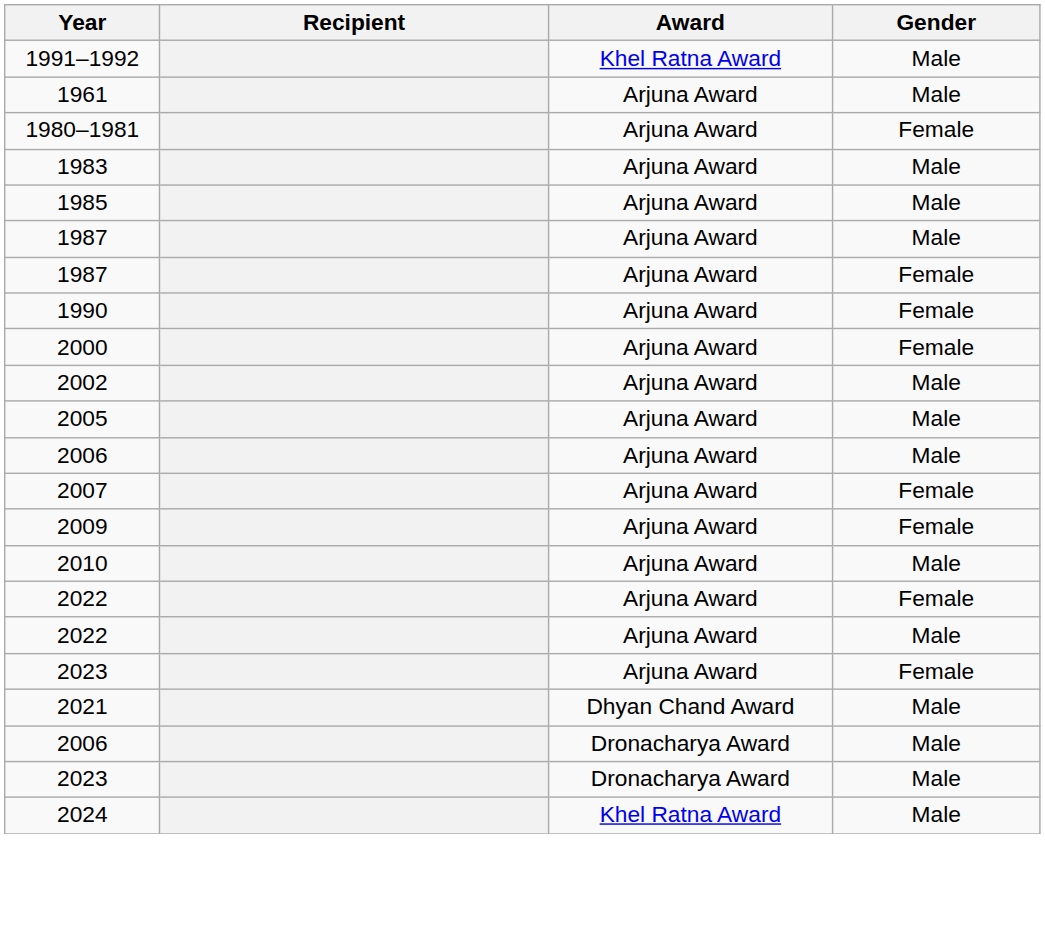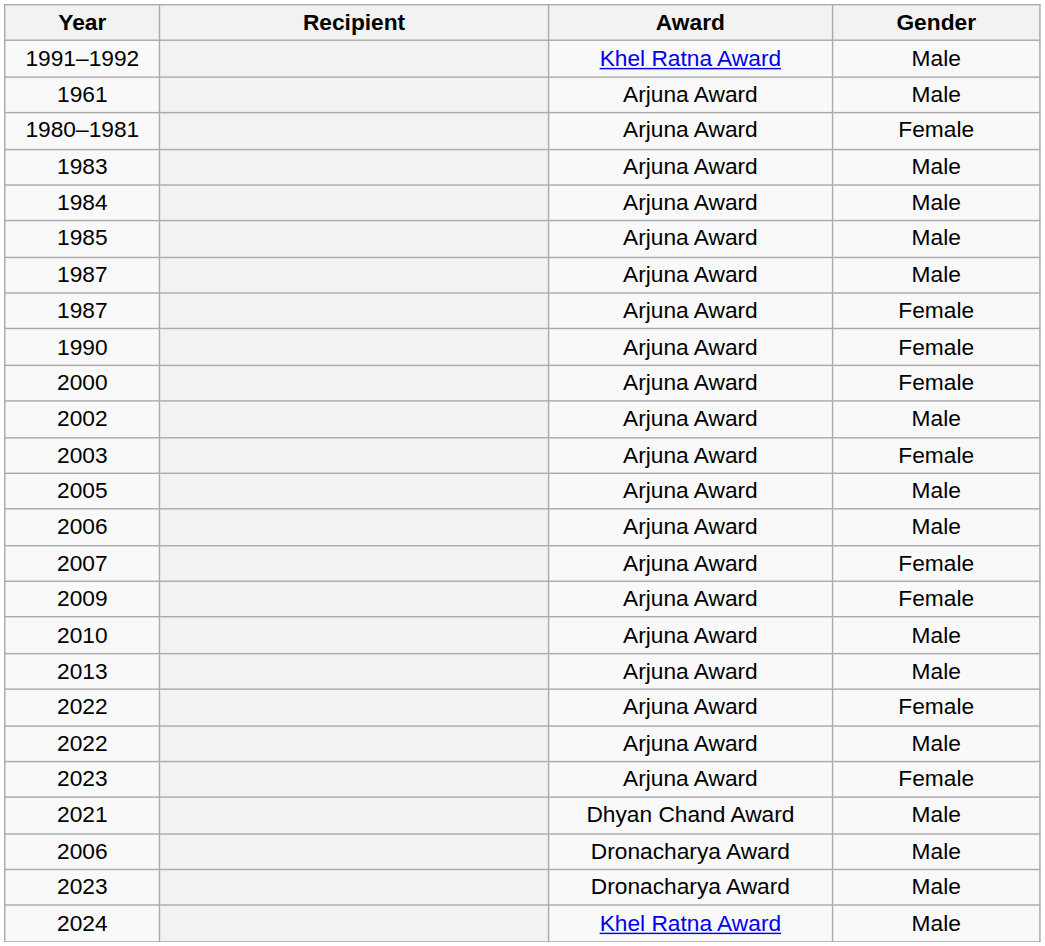+ row: (82, 202)
+ row: (82, 454)
+ row: (82, 671)
